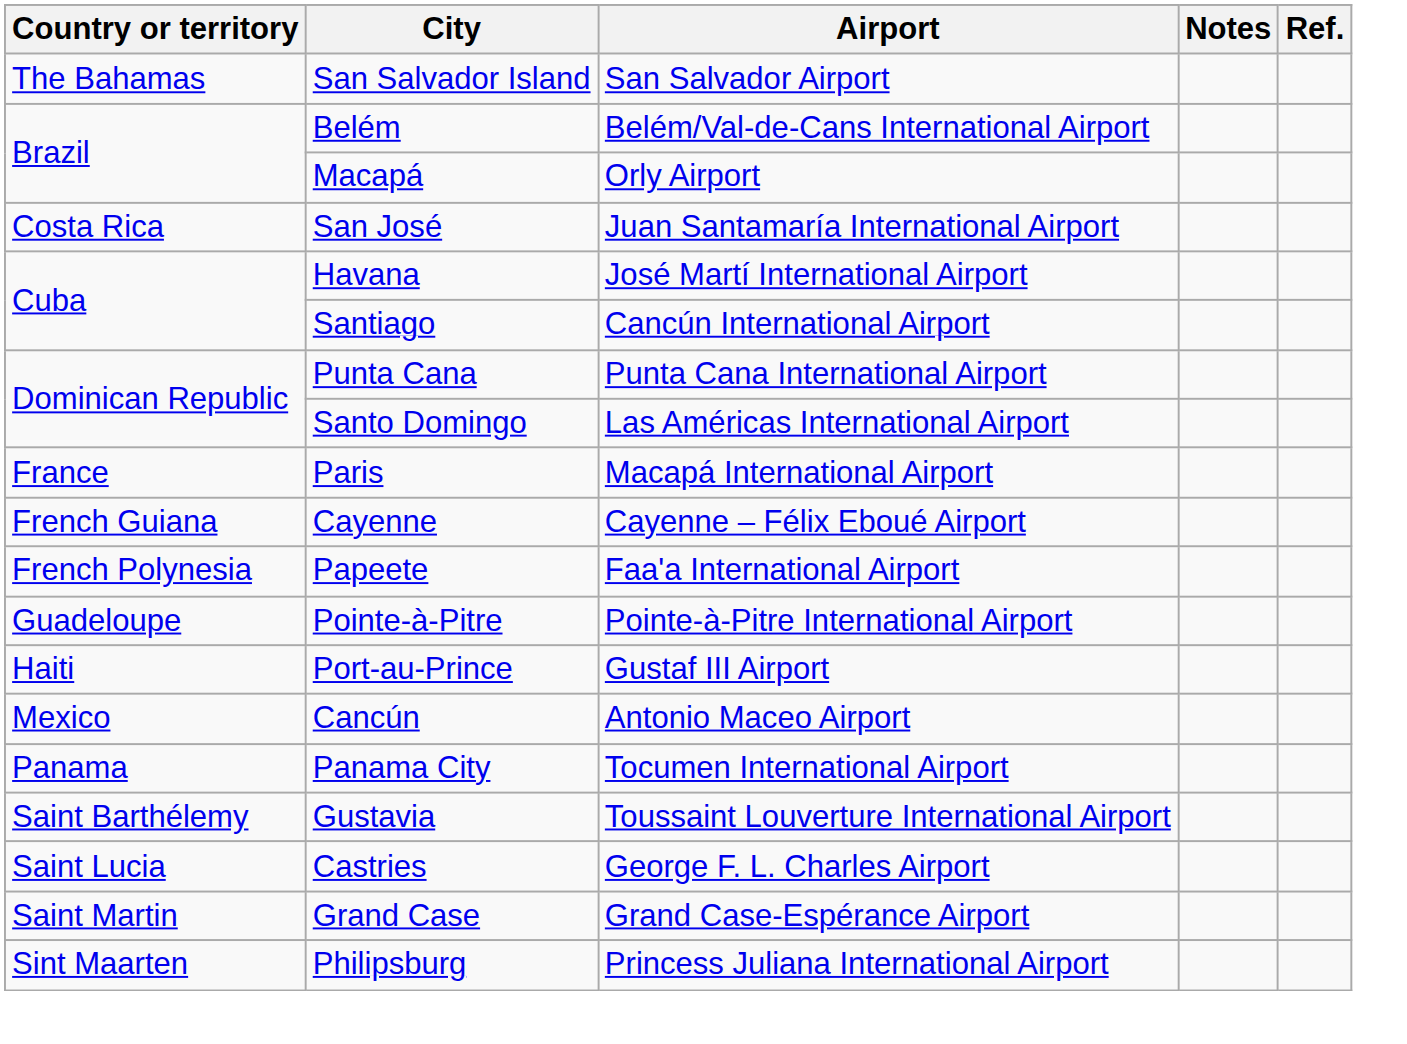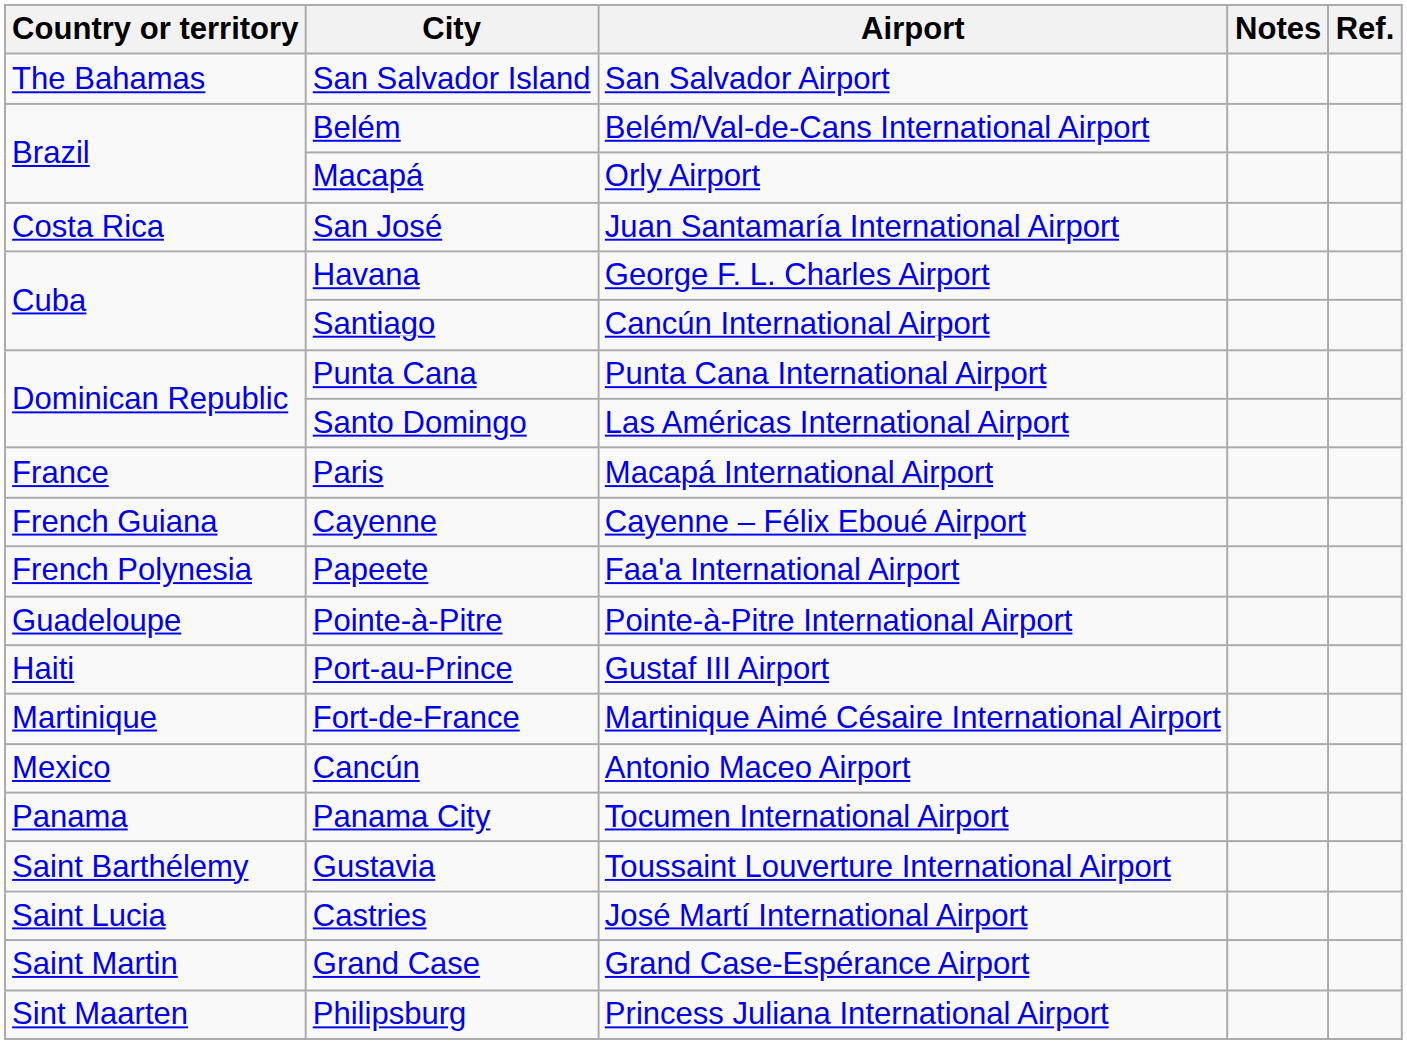(816, 275) José Martí International Airport -> (797, 275) George F. L. Charles Airport
+ row: (416, 718)
(797, 865) George F. L. Charles Airport -> (816, 915) José Martí International Airport
